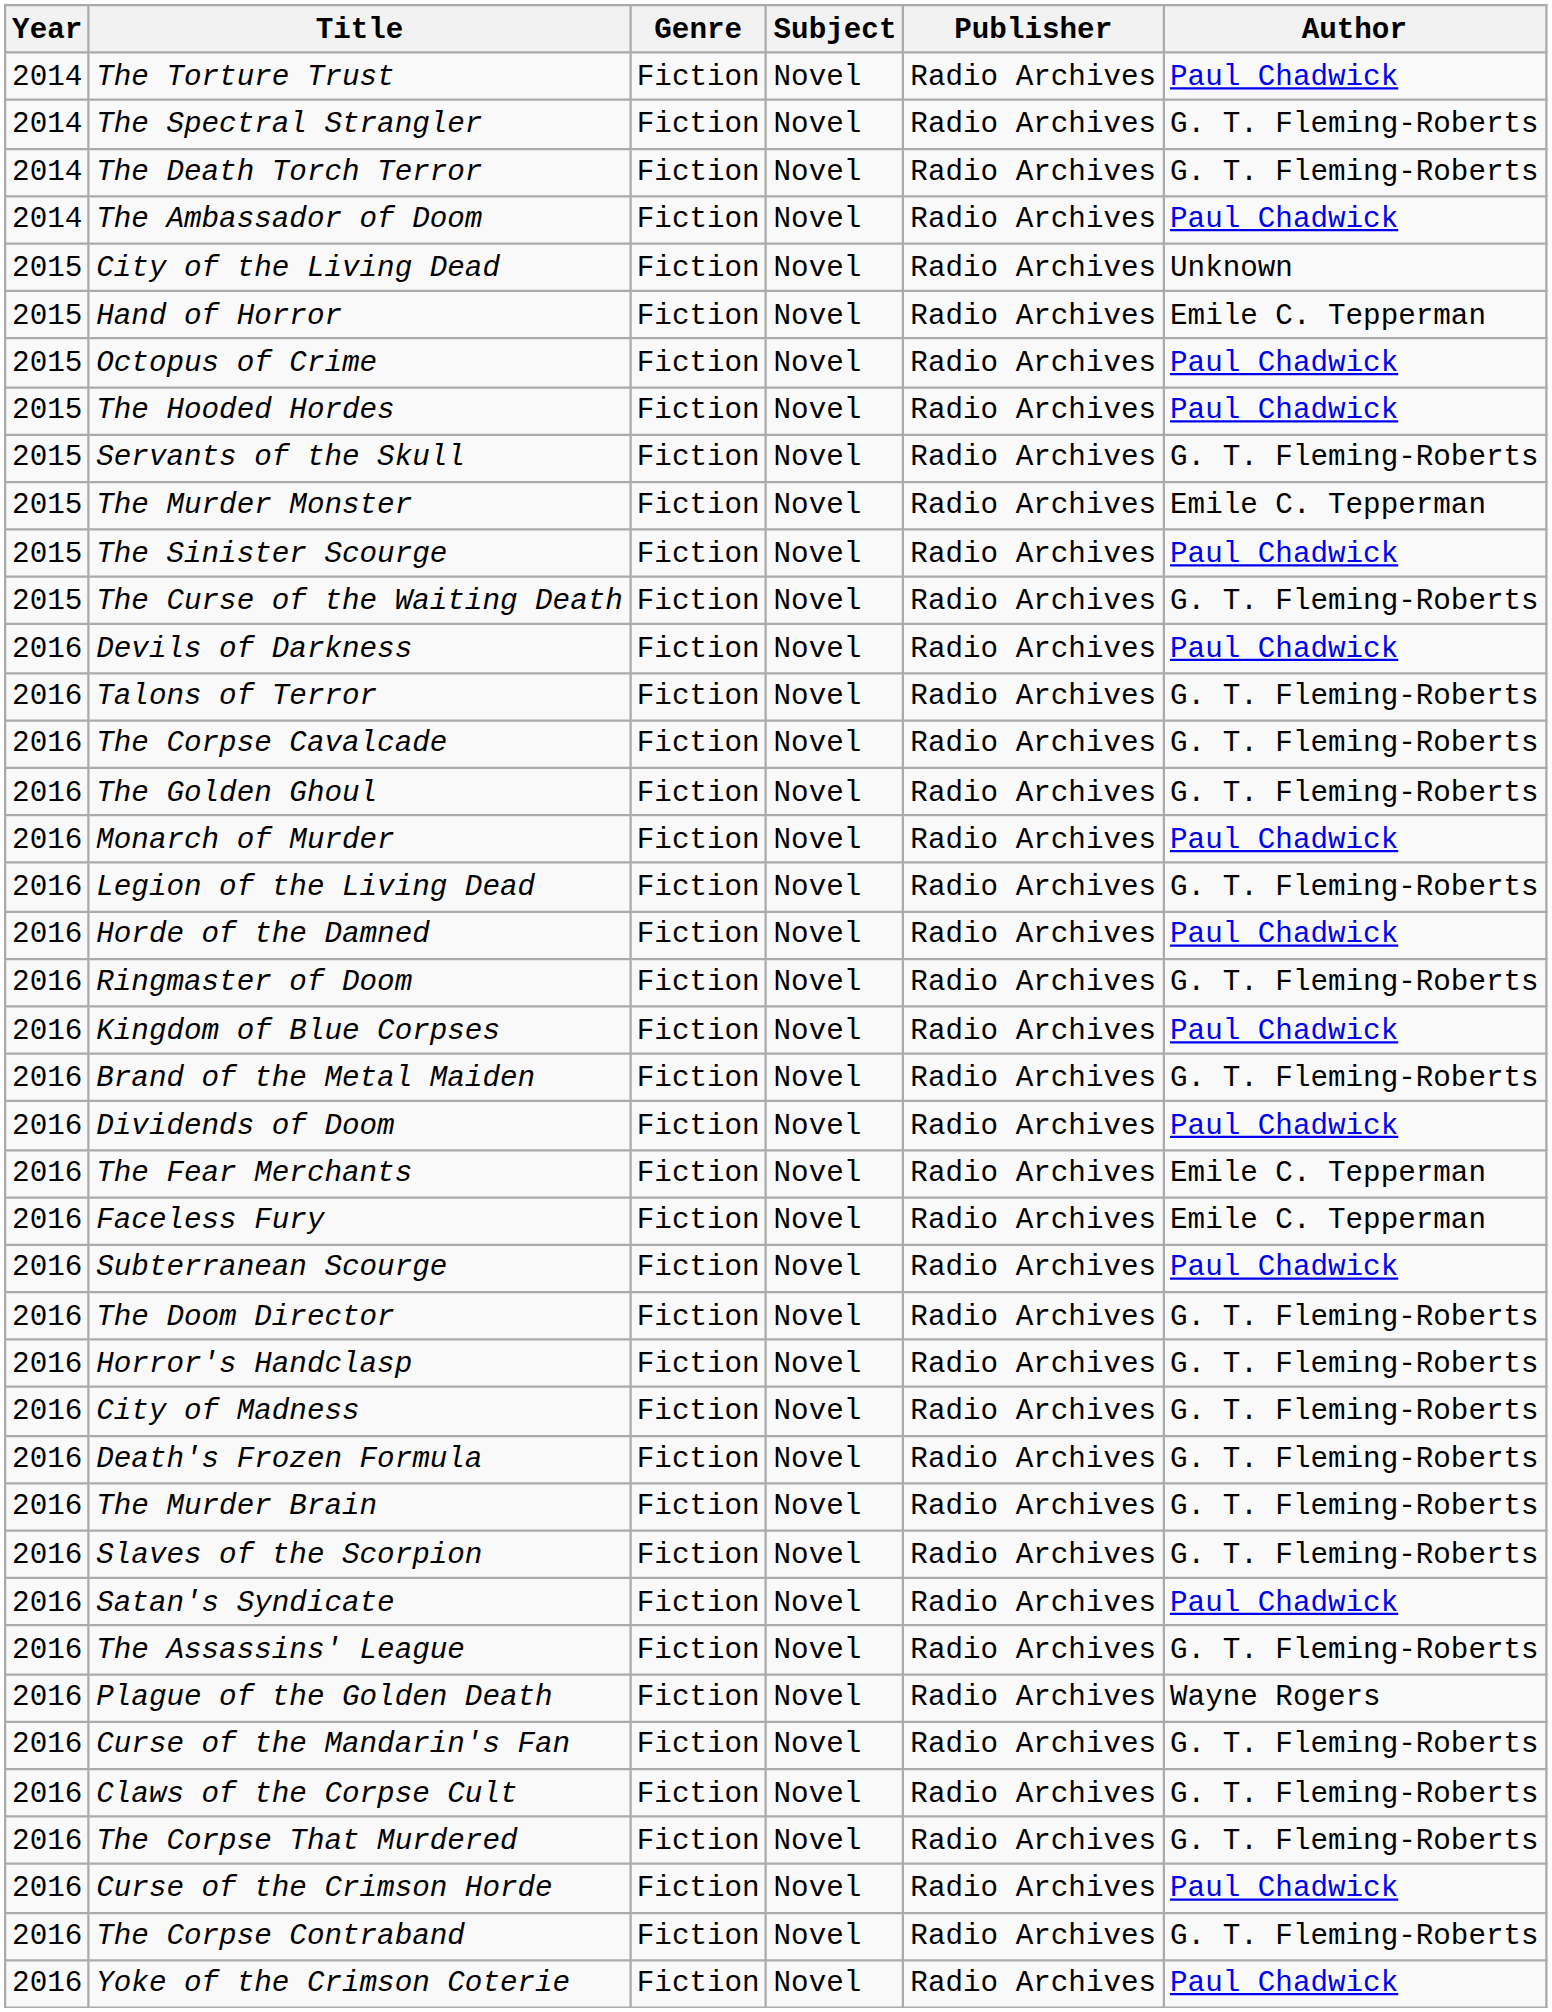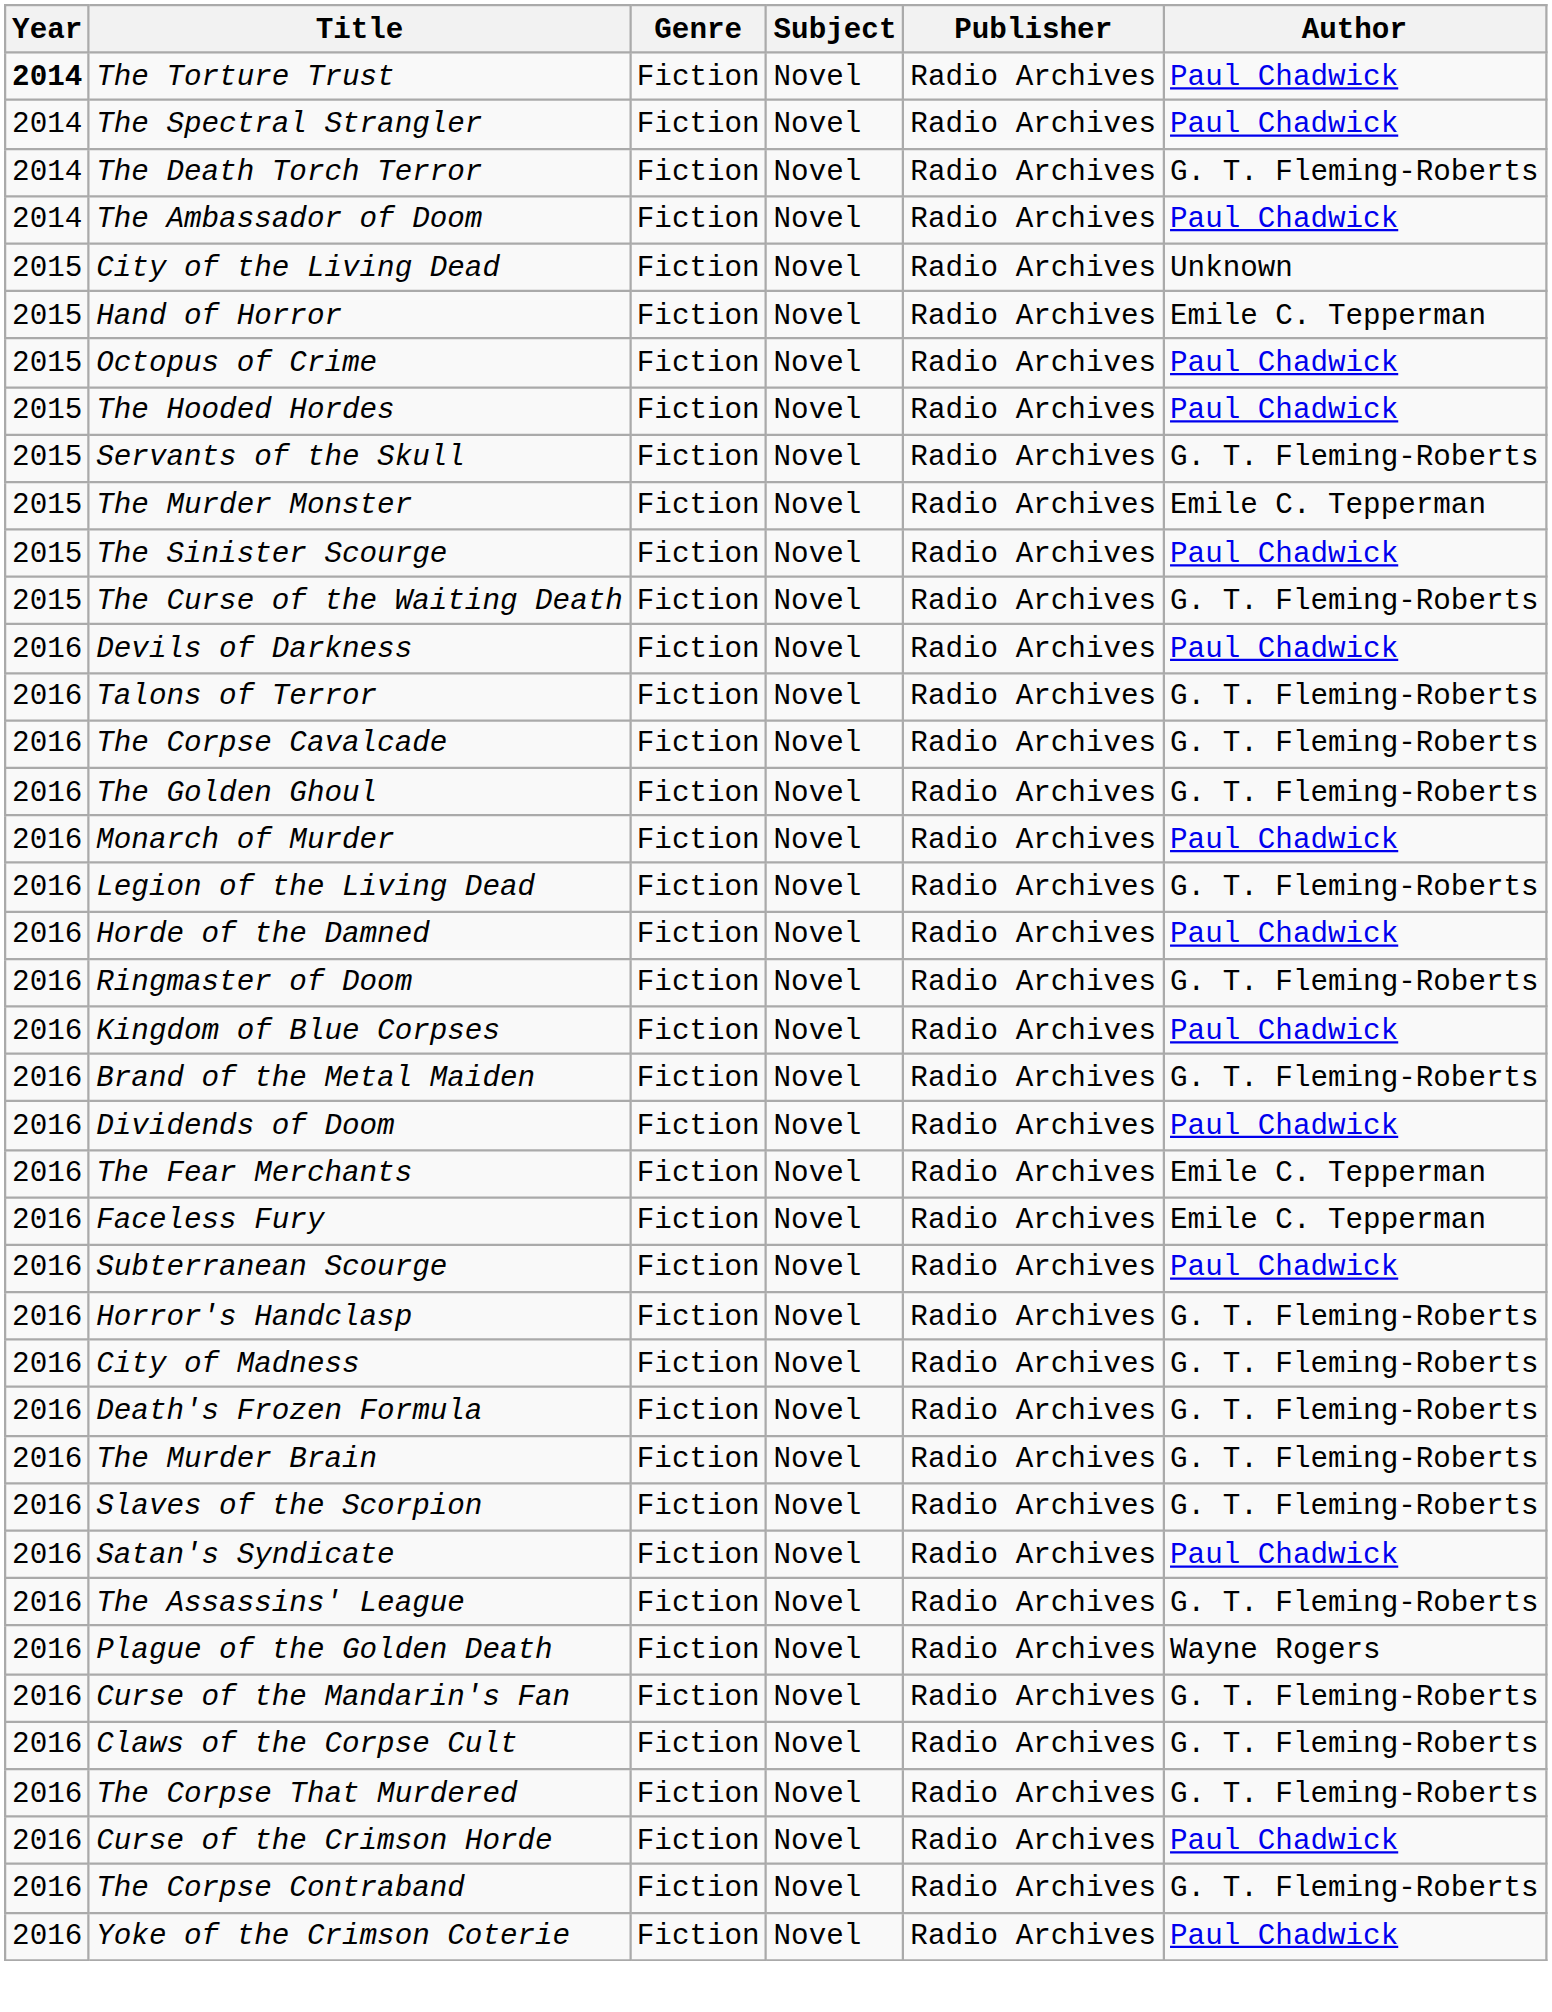(47, 77) normal -> (47, 77) bold
(1354, 124) G. T. Fleming-Roberts -> (1284, 124) Paul Chadwick
- row: (245, 1316)
